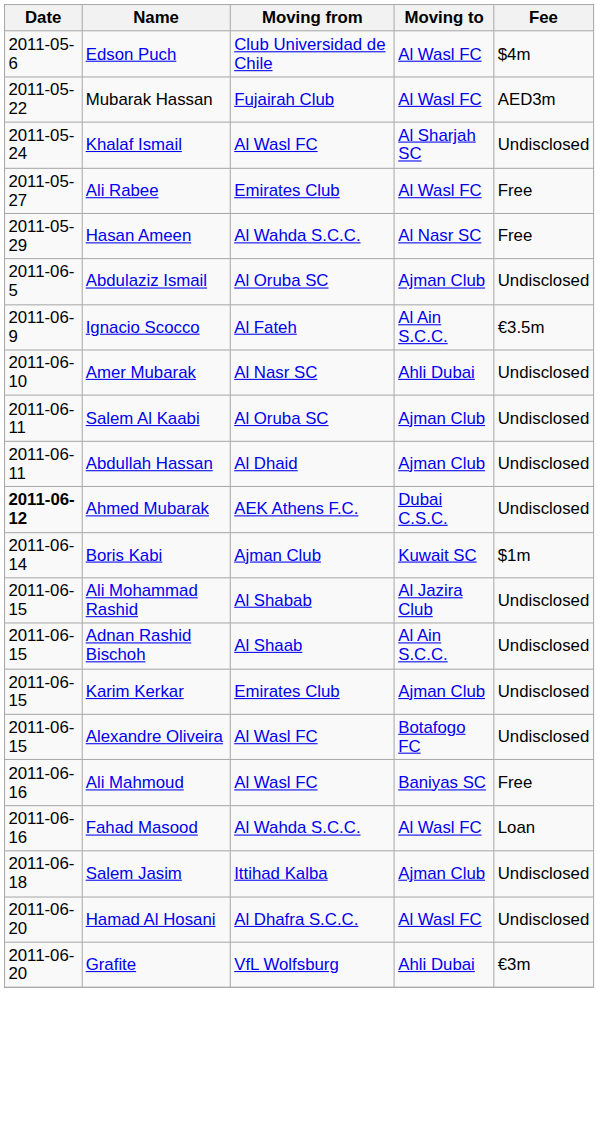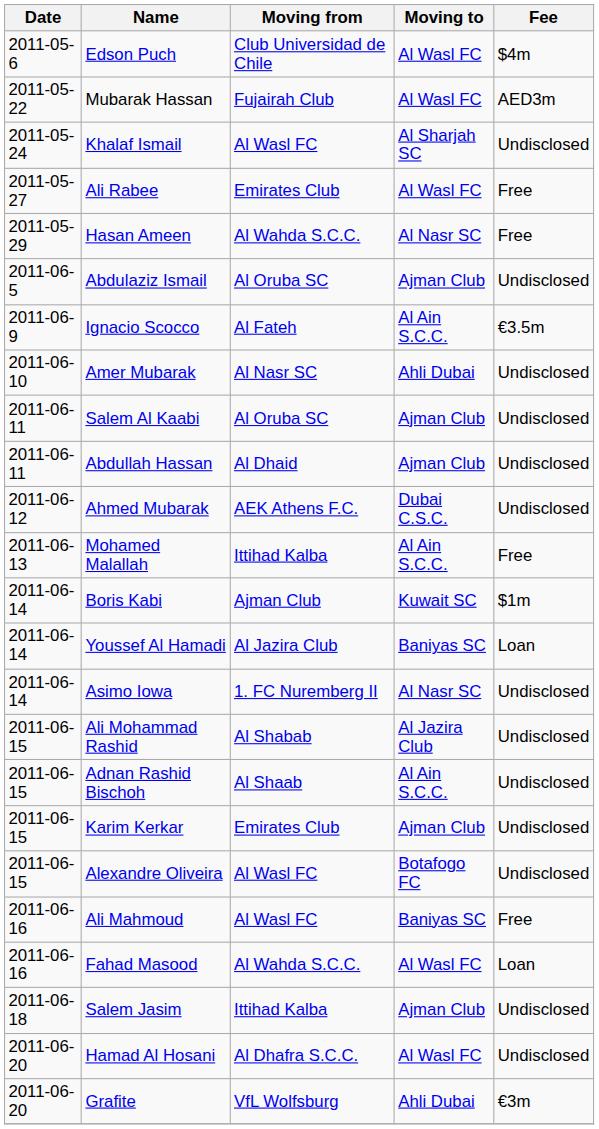(42, 509) bold -> (41, 509) normal
+ row: (123, 554)
+ row: (156, 645)
+ row: (129, 691)
